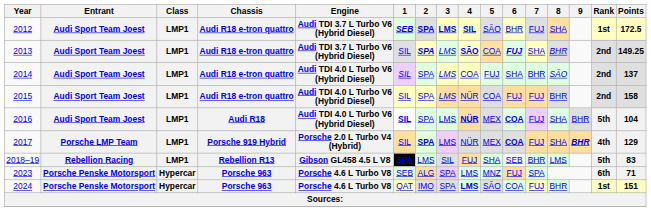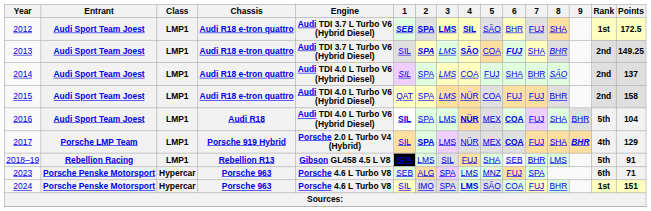(405, 96) SIL -> (405, 96) QAT
(631, 159) 83 -> (631, 159) 91
(405, 186) QAT -> (405, 186) SIL
